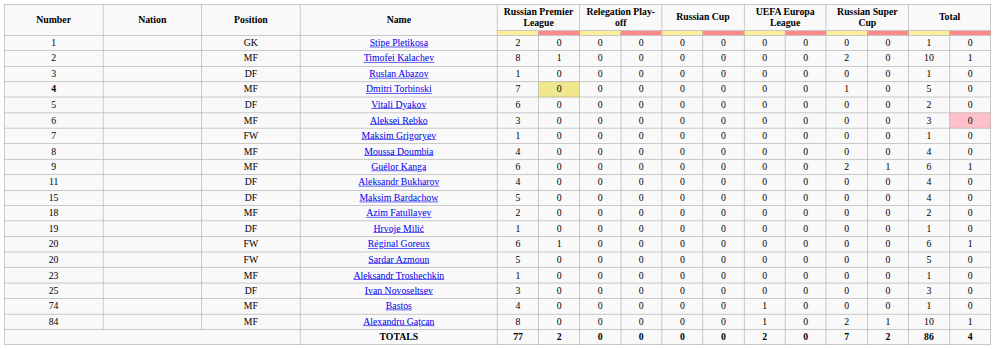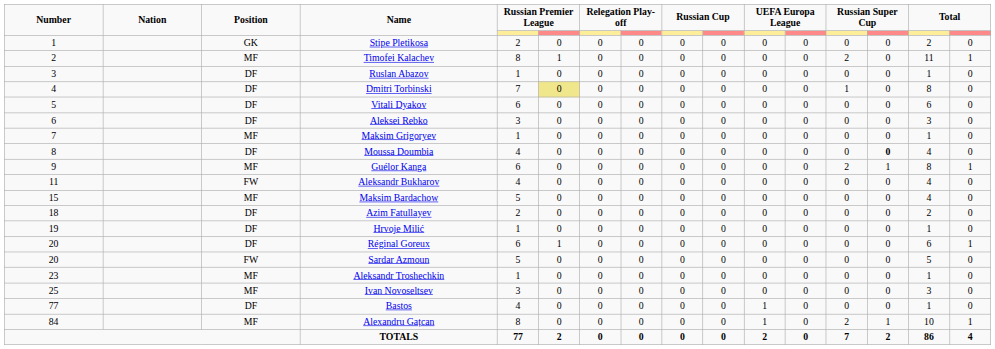(929, 43) 1 -> (929, 43) 2
(929, 58) 10 -> (929, 58) 11
(54, 89) bold -> (54, 89) normal
(251, 89) MF -> (251, 89) DF
(929, 89) 5 -> (929, 89) 8
(929, 105) 2 -> (929, 105) 6
(251, 120) MF -> (251, 120) DF
(970, 120) pink background -> (970, 120) no background
(251, 136) FW -> (251, 136) MF
(251, 151) MF -> (251, 151) DF
(888, 151) normal -> (888, 151) bold
(929, 167) 6 -> (929, 167) 8
(251, 182) DF -> (251, 182) FW
(251, 197) DF -> (251, 197) MF
(251, 213) MF -> (251, 213) DF
(251, 244) FW -> (251, 244) DF
(251, 290) DF -> (251, 290) MF
(54, 306) 74 -> (54, 306) 77
(251, 306) MF -> (251, 306) DF
